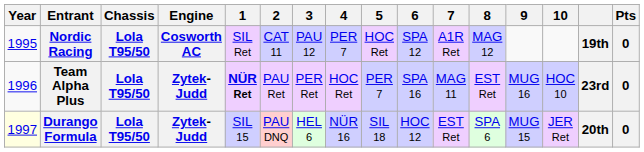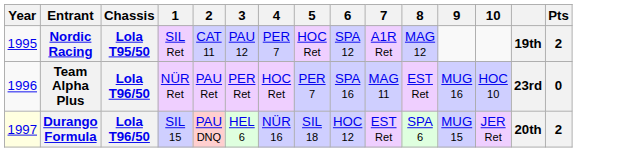- column: (191, 15)
(626, 44) 0 -> (559, 44) 2
(129, 87) Lola T95/50 -> (129, 87) Lola T96/50
(242, 87) bold -> (175, 87) normal
(129, 130) Lola T95/50 -> (129, 130) Lola T96/50
(626, 130) 0 -> (559, 130) 2
